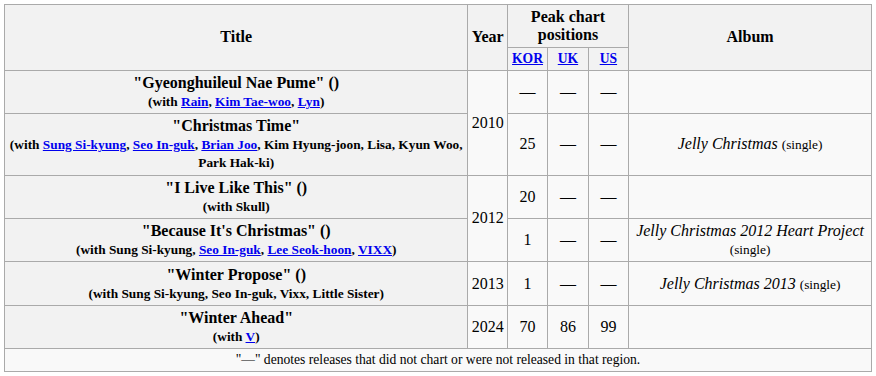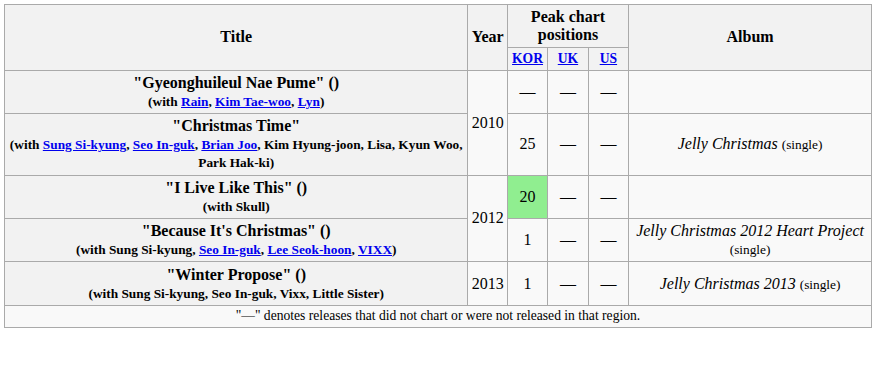(528, 196) no background -> (528, 196) lightgreen background
- row: (236, 326)
